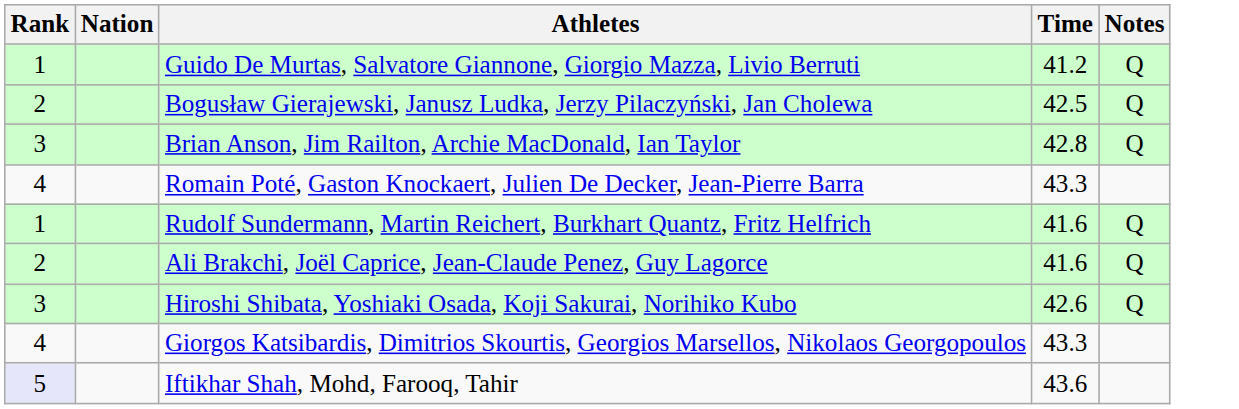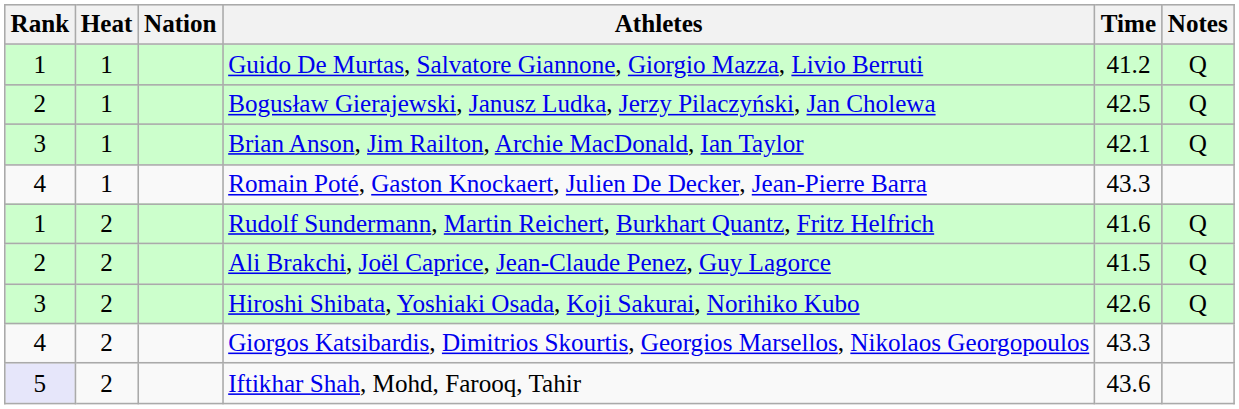+ column: (107, 24)
(1065, 143) 42.8 -> (1128, 143) 42.1
(1065, 263) 41.6 -> (1128, 263) 41.5
